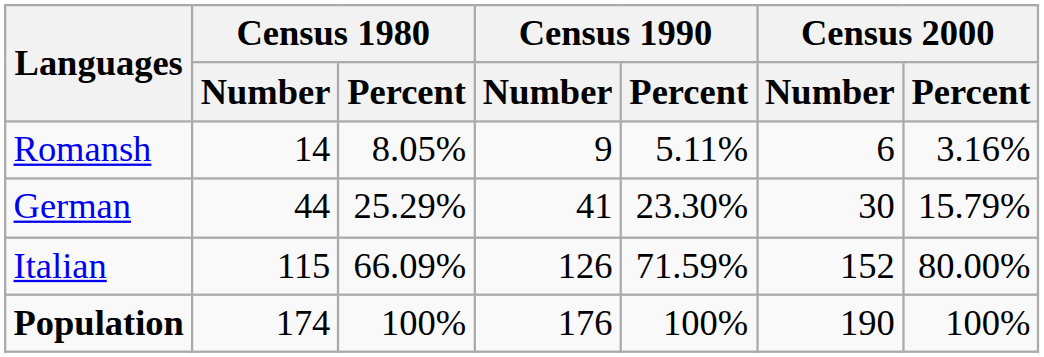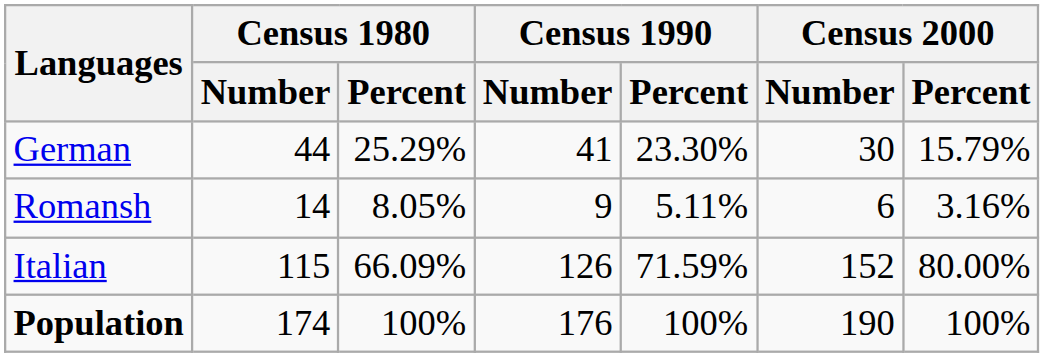rows swapped: (72, 206) <-> (82, 149)
